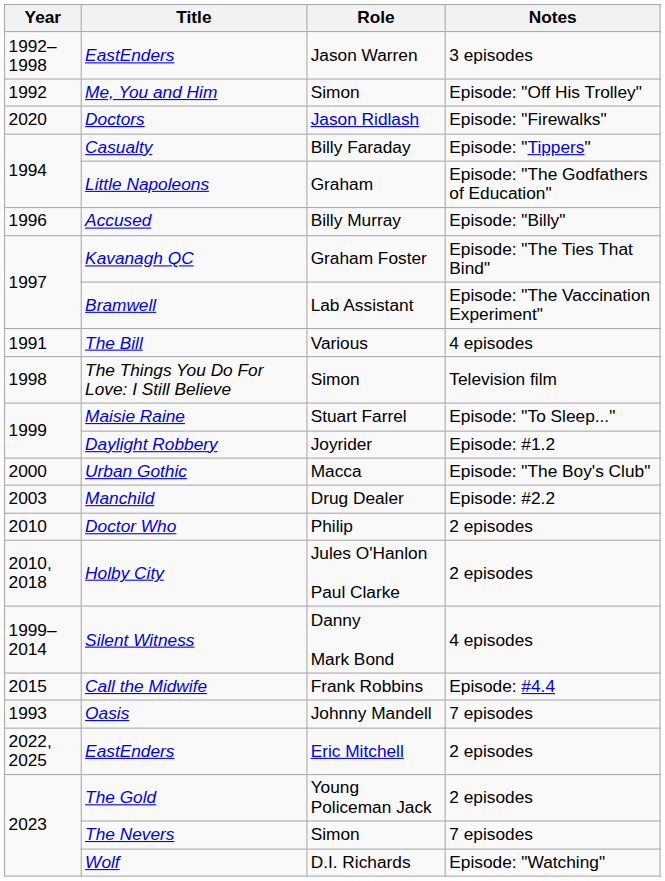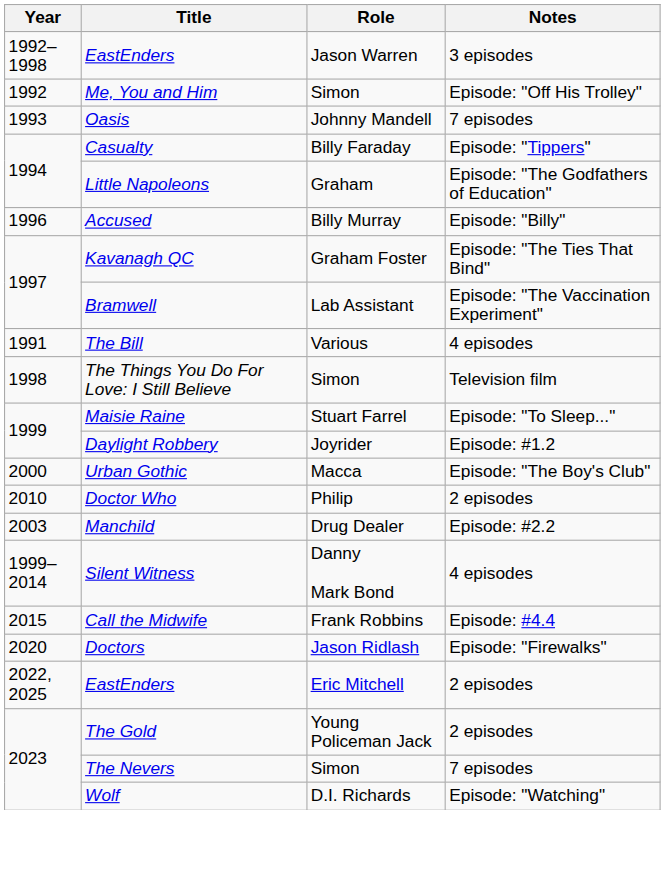rows swapped: (107, 713) <-> (115, 119)
rows swapped: (120, 499) <-> (131, 526)
- row: (124, 573)
